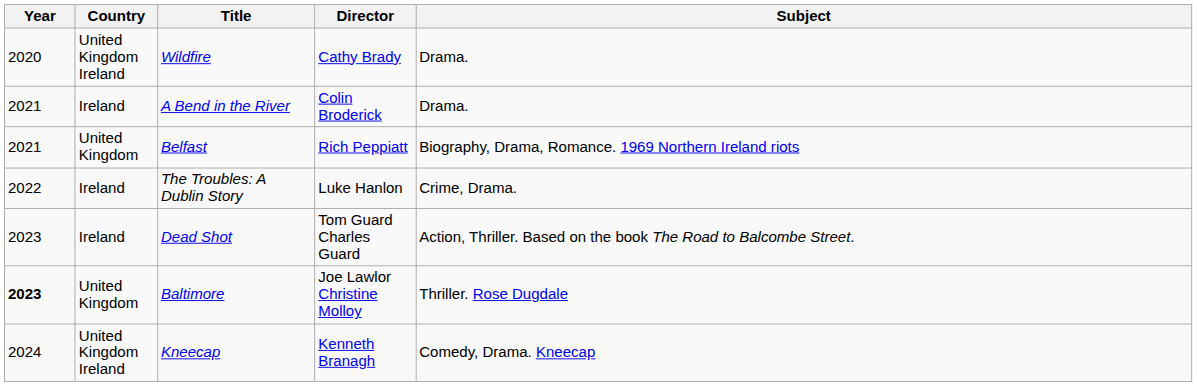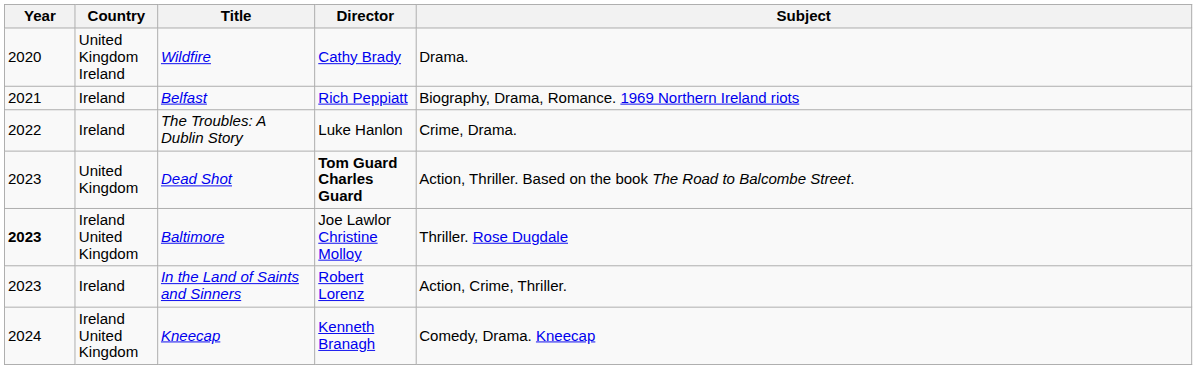- row: (225, 106)
(108, 147) United Kingdom -> (102, 97) Ireland
(102, 237) Ireland -> (108, 179) United Kingdom
(355, 237) normal -> (358, 179) bold
(108, 294) United Kingdom -> (108, 237) Ireland United Kingdom
+ row: (230, 286)
(108, 352) United Kingdom Ireland -> (108, 335) Ireland United Kingdom
